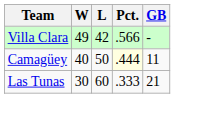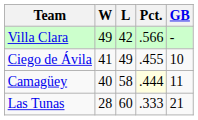+ row: (50, 59)
(102, 59) 50 -> (126, 81) 58
(82, 81) 30 -> (105, 103) 28
